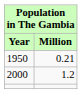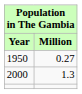(65, 58) 0.21 -> (65, 58) 0.27
(68, 75) 1.2 -> (68, 75) 1.3
